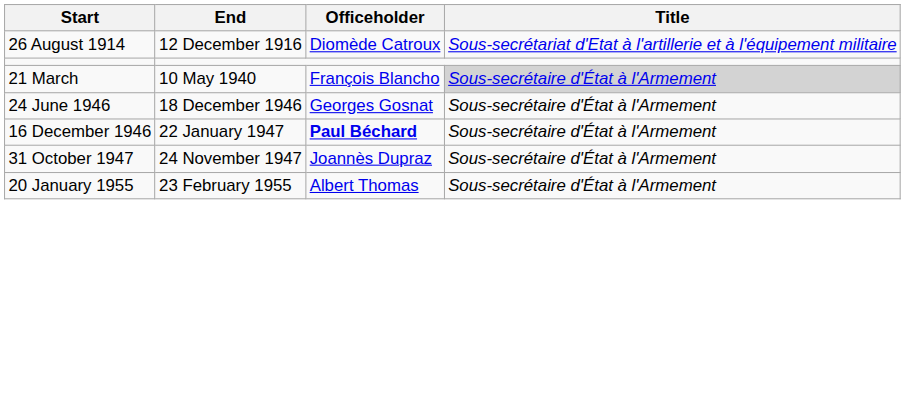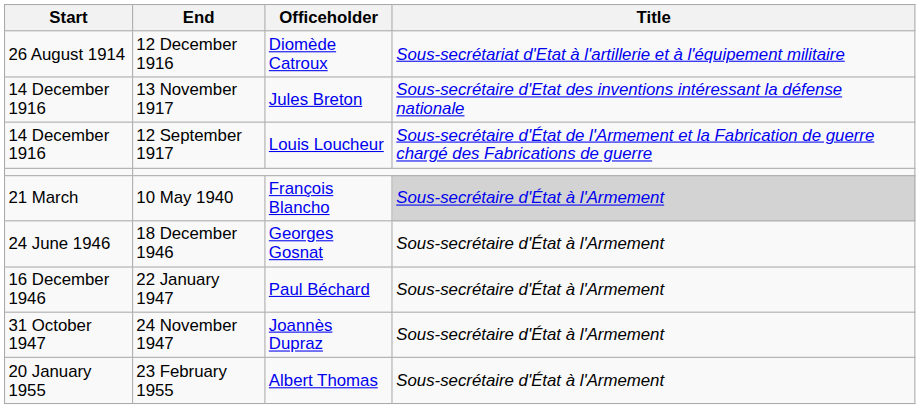+ row: (187, 99)
+ row: (189, 145)
(363, 132) bold -> (319, 289) normal
